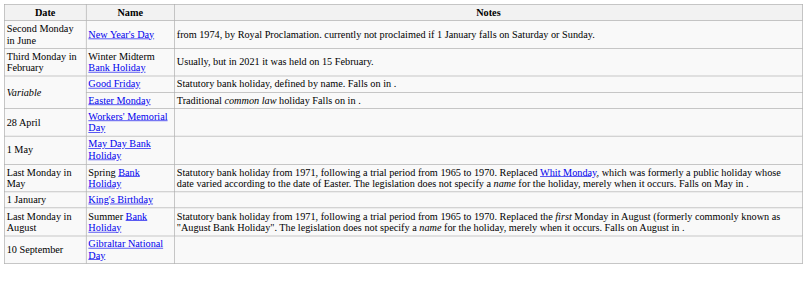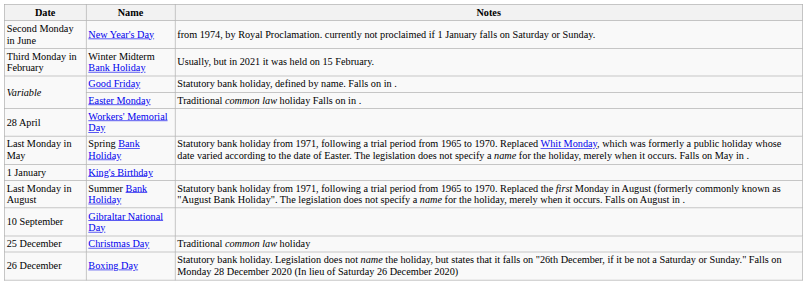- row: (120, 150)
+ row: (119, 244)
+ row: (113, 266)
